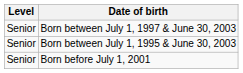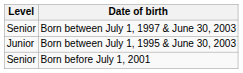(21, 44) Senior -> (20, 44) Junior
